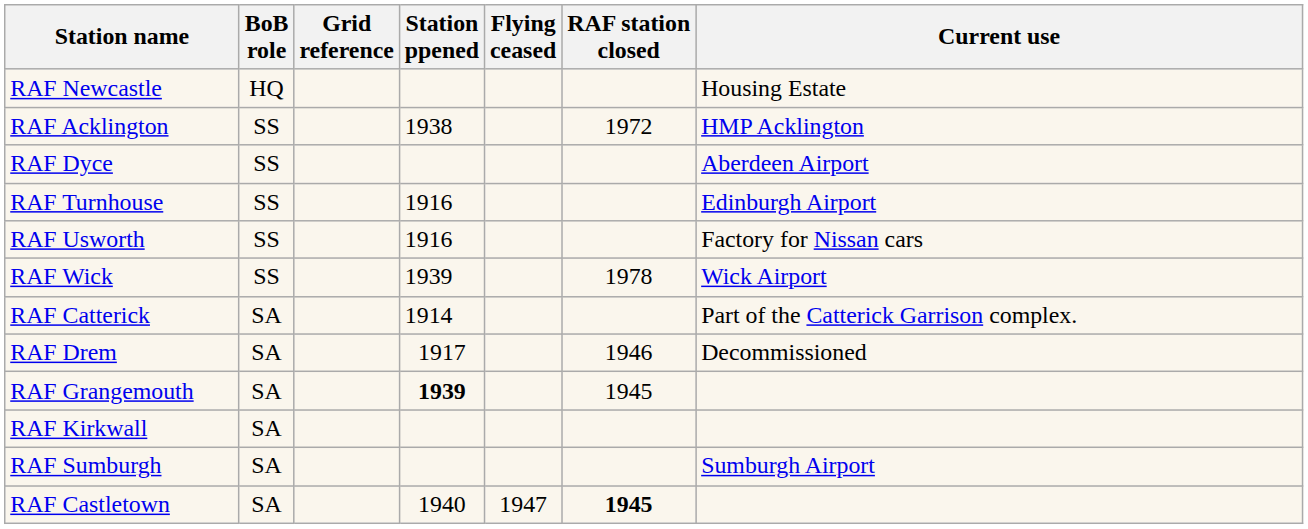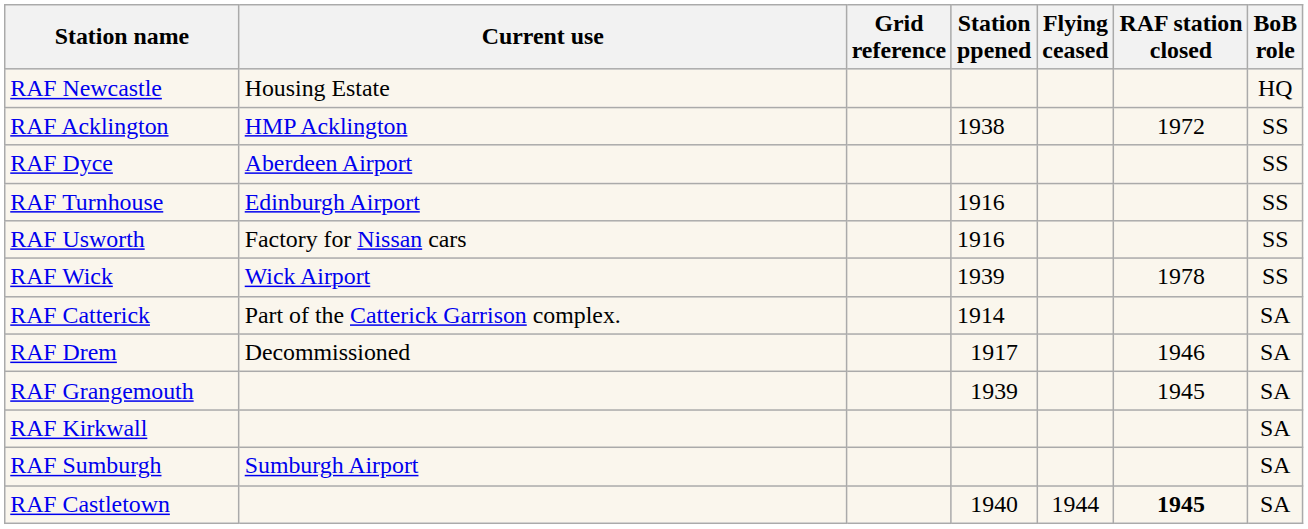columns swapped: (267, 36) <-> (999, 36)
(442, 390) bold -> (994, 390) normal
(523, 503) 1947 -> (1075, 503) 1944
